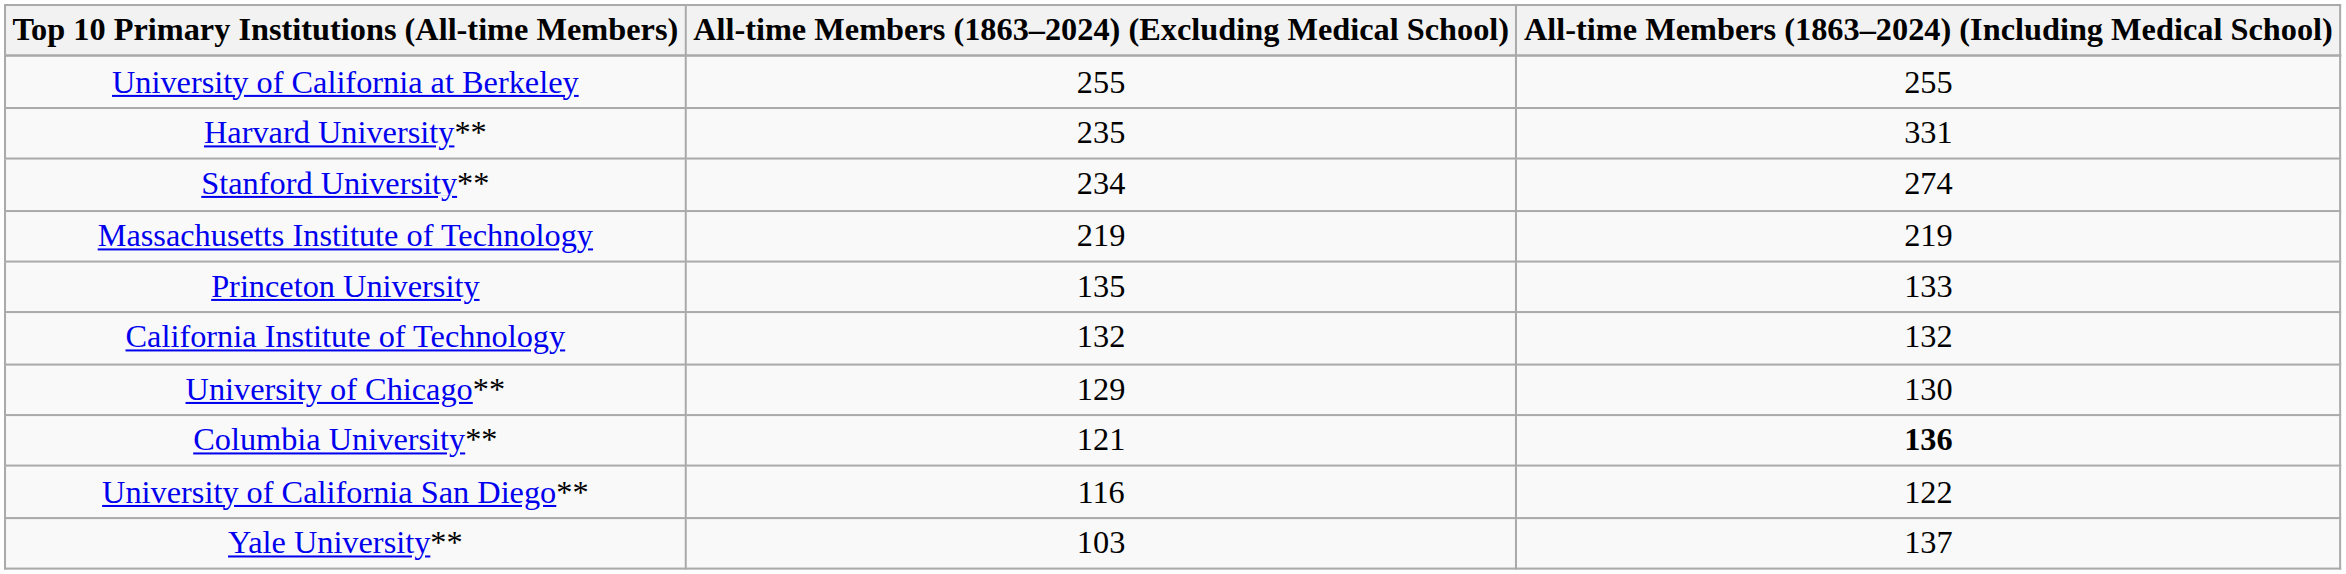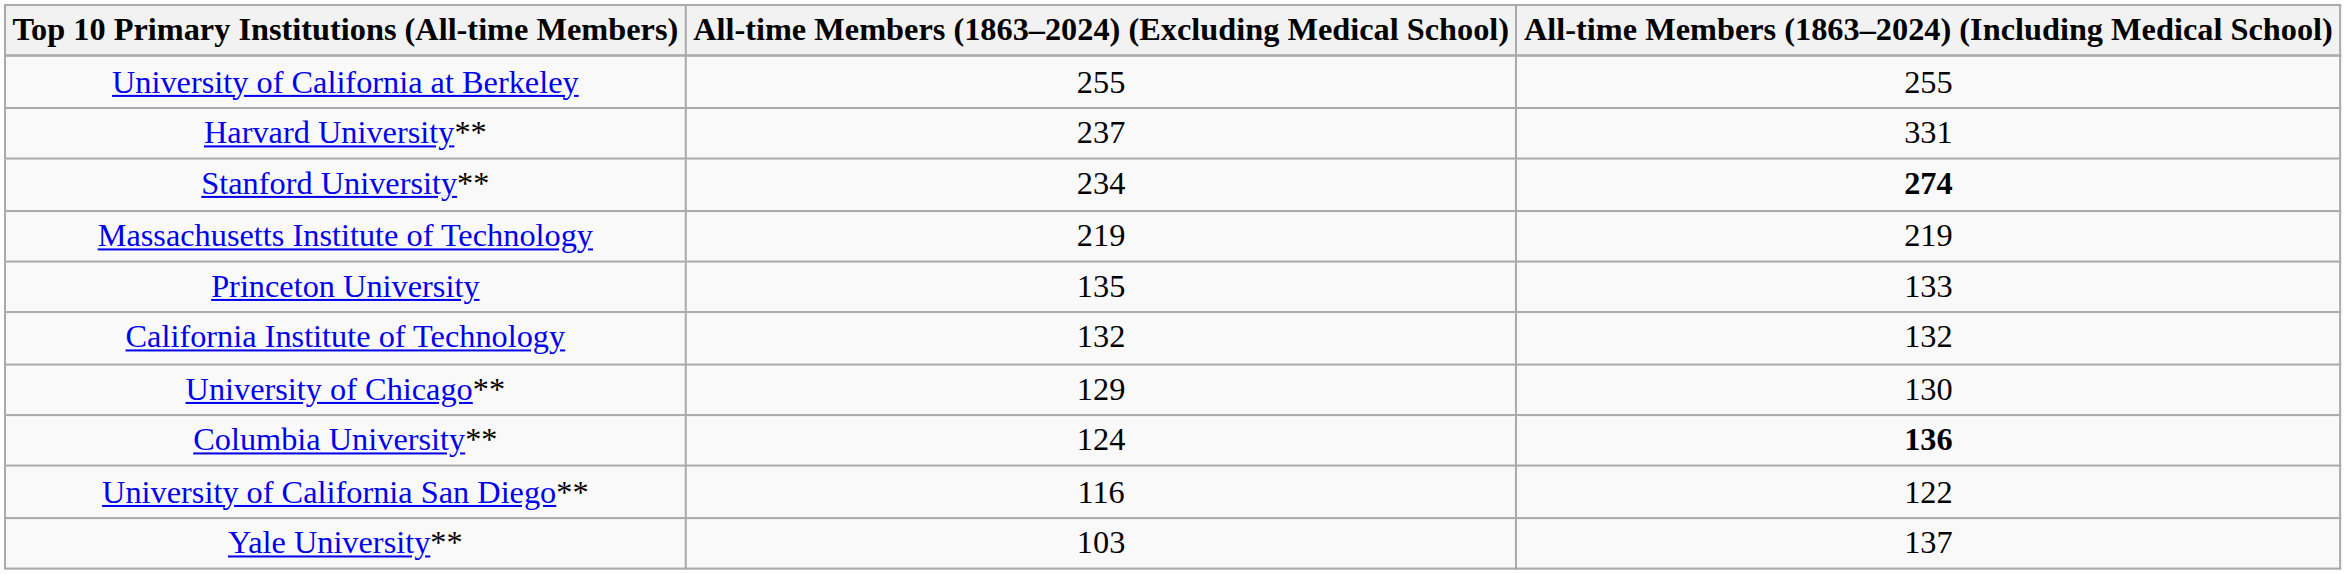(1101, 132) 235 -> (1101, 132) 237
(1928, 183) normal -> (1928, 183) bold
(1101, 440) 121 -> (1101, 440) 124
